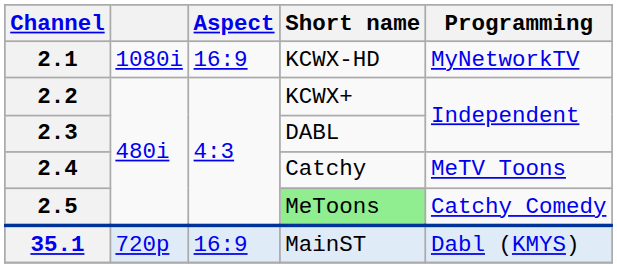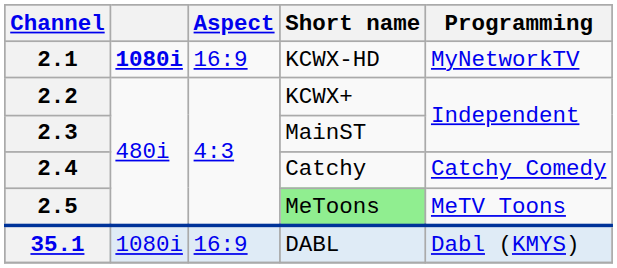(149, 60) normal -> (149, 60) bold
(312, 133) DABL -> (326, 133) MainST
(498, 170) MeTV Toons -> (519, 170) Catchy Comedy
(519, 206) Catchy Comedy -> (498, 206) MeTV Toons
(142, 245) 720p -> (149, 245) 1080i
(326, 245) MainST -> (312, 245) DABL
